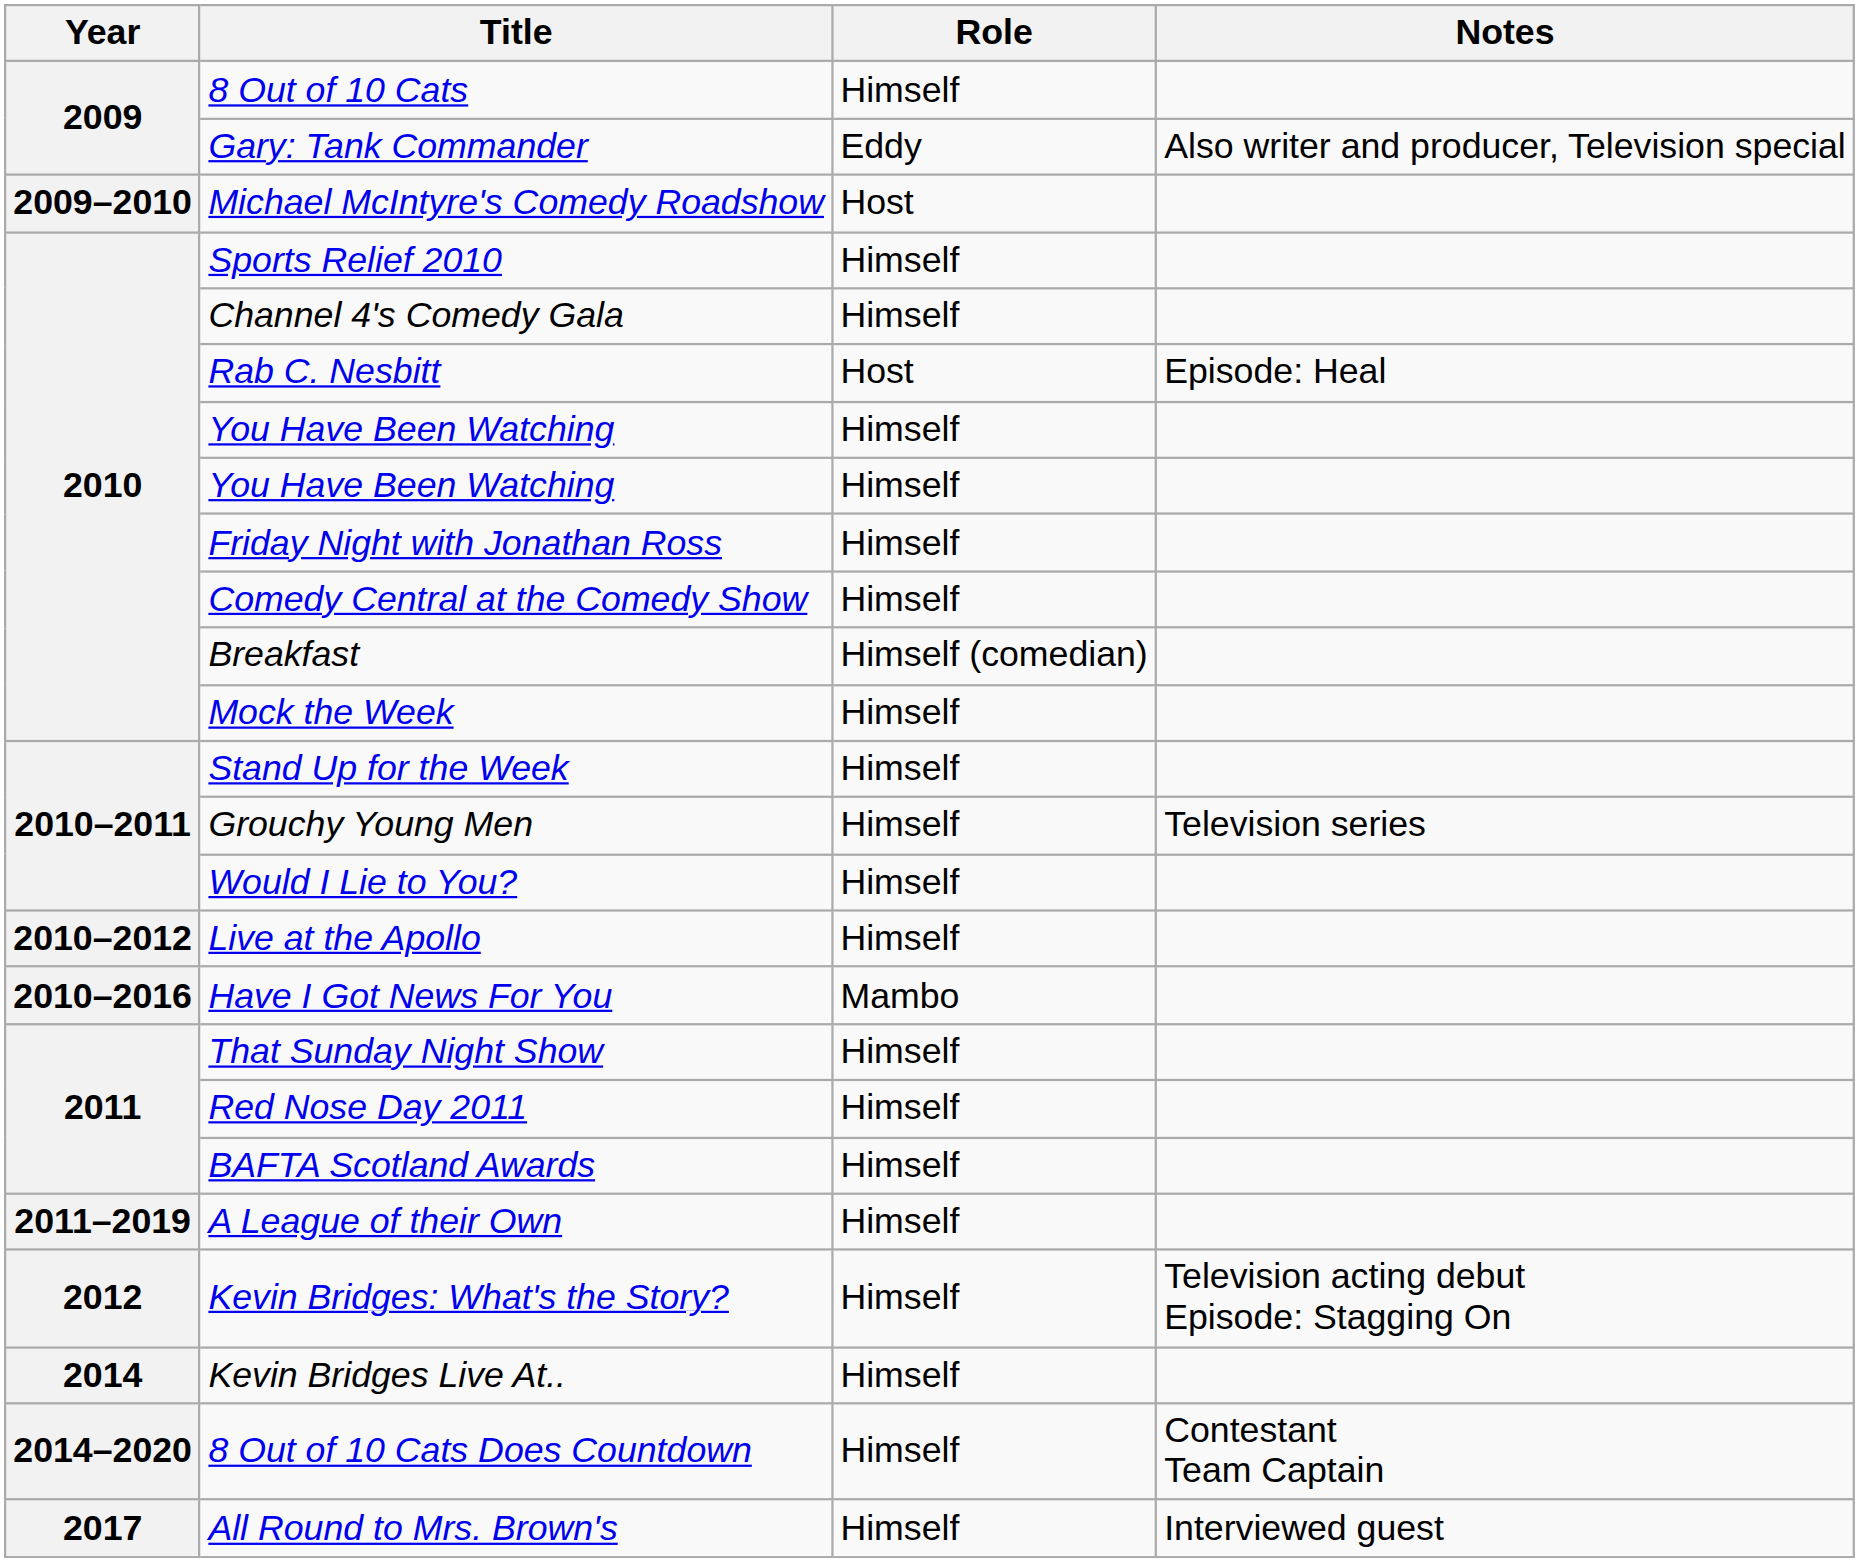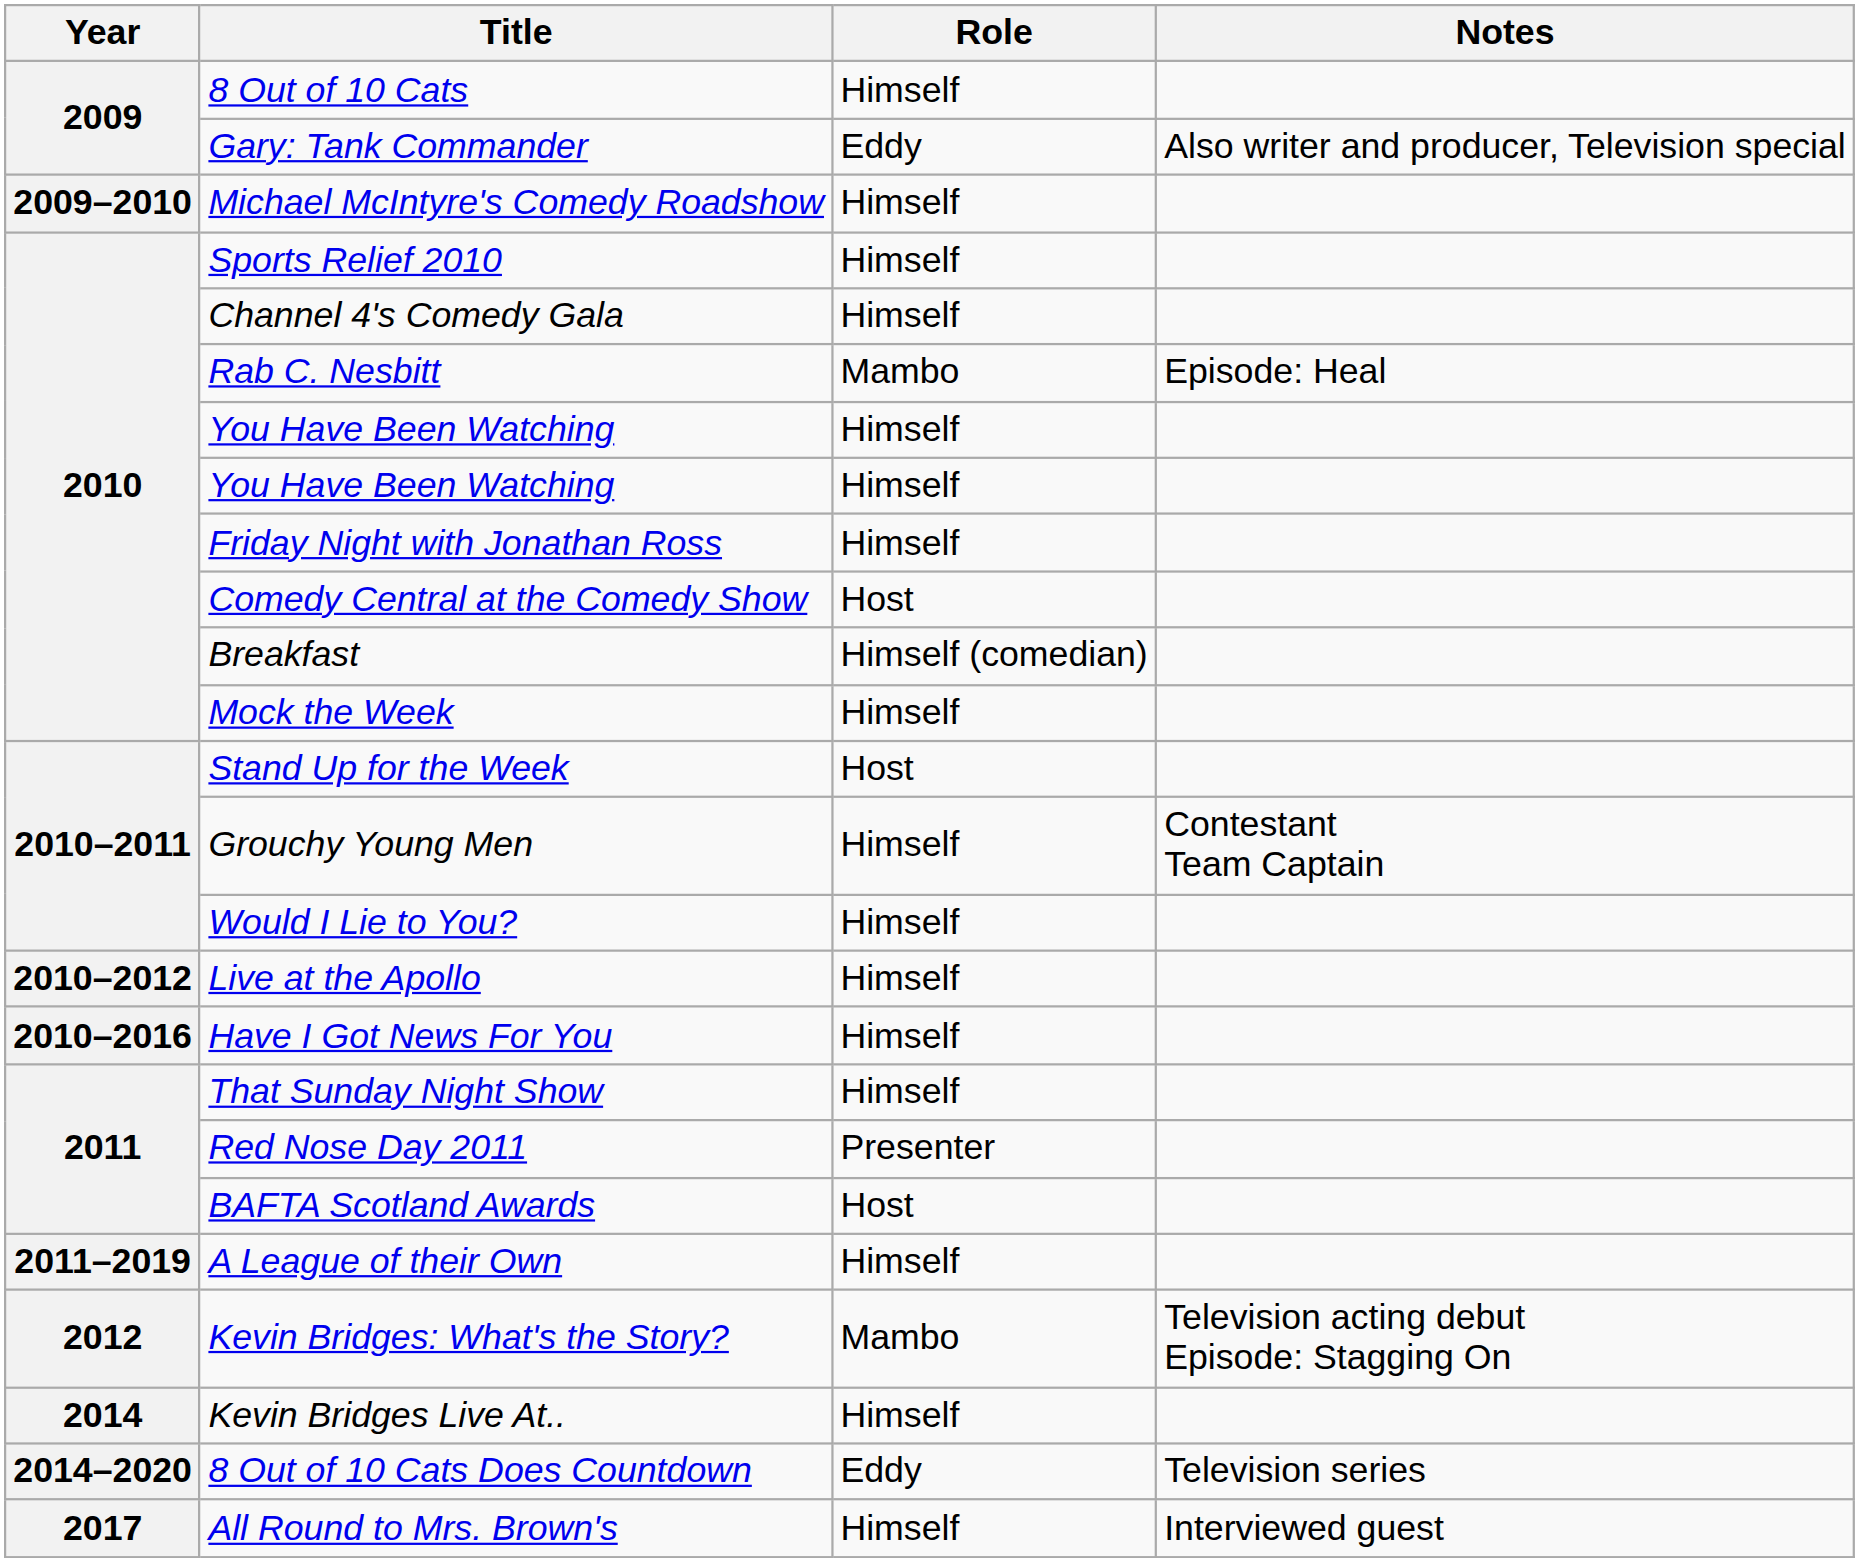(877, 202) Host -> (900, 202) Himself
(877, 372) Host -> (900, 372) Mambo
(900, 598) Himself -> (877, 598) Host
(900, 768) Himself -> (877, 768) Host
(1295, 825) Television series -> (1274, 845) Contestant Team Captain
(900, 994) Mambo -> (900, 1034) Himself
(900, 1107) Himself -> (918, 1148) Presenter
(900, 1164) Himself -> (877, 1204) Host
(900, 1297) Himself -> (900, 1337) Mambo
(900, 1451) Himself -> (881, 1471) Eddy
(1274, 1451) Contestant Team Captain -> (1295, 1471) Television series
